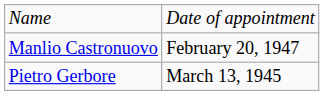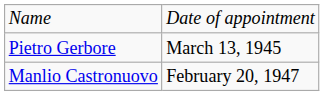rows swapped: (62, 76) <-> (83, 47)
